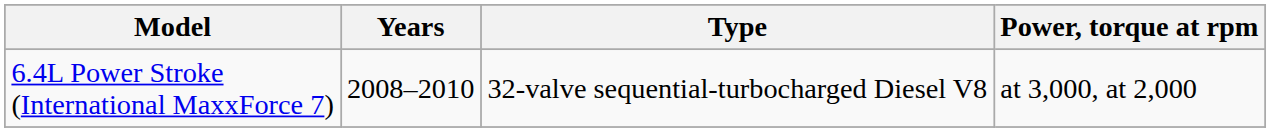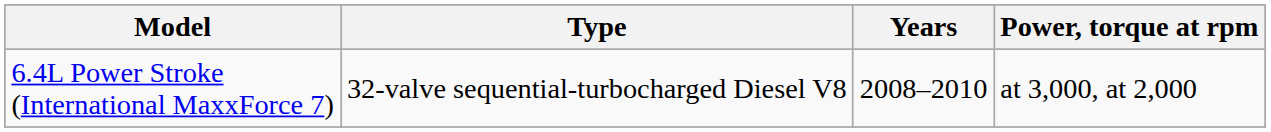columns swapped: (411, 26) <-> (737, 26)
